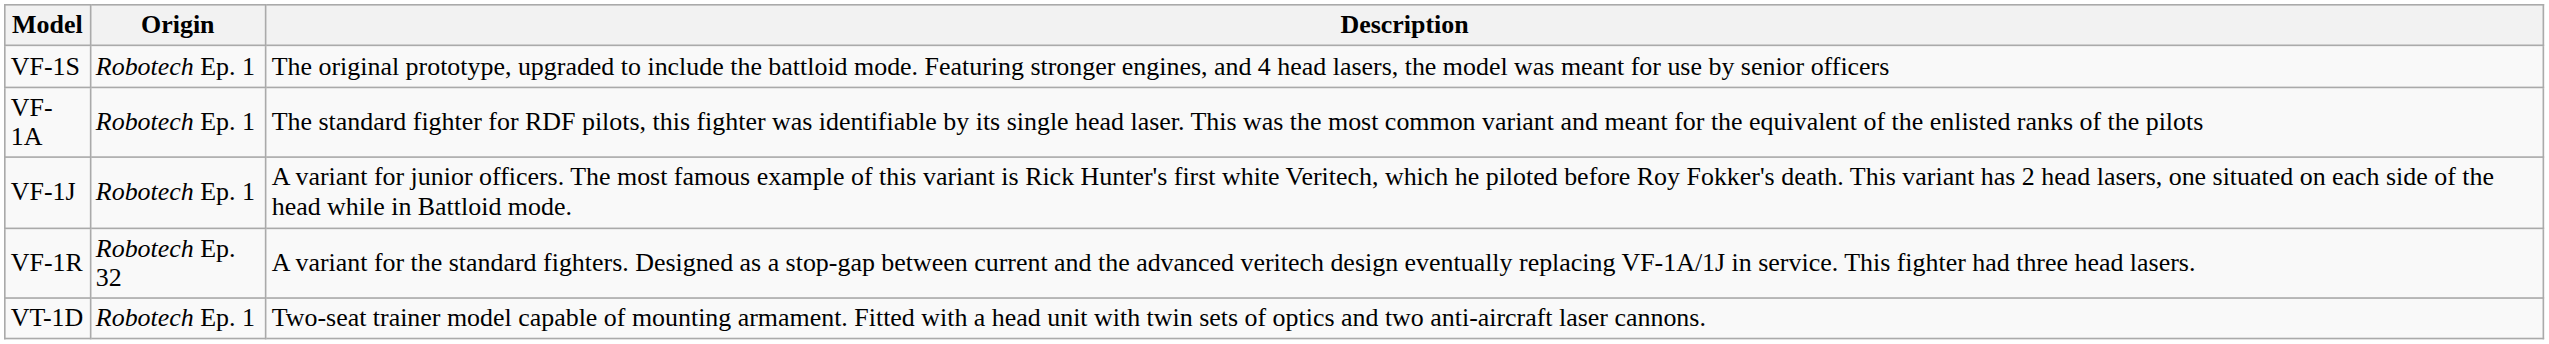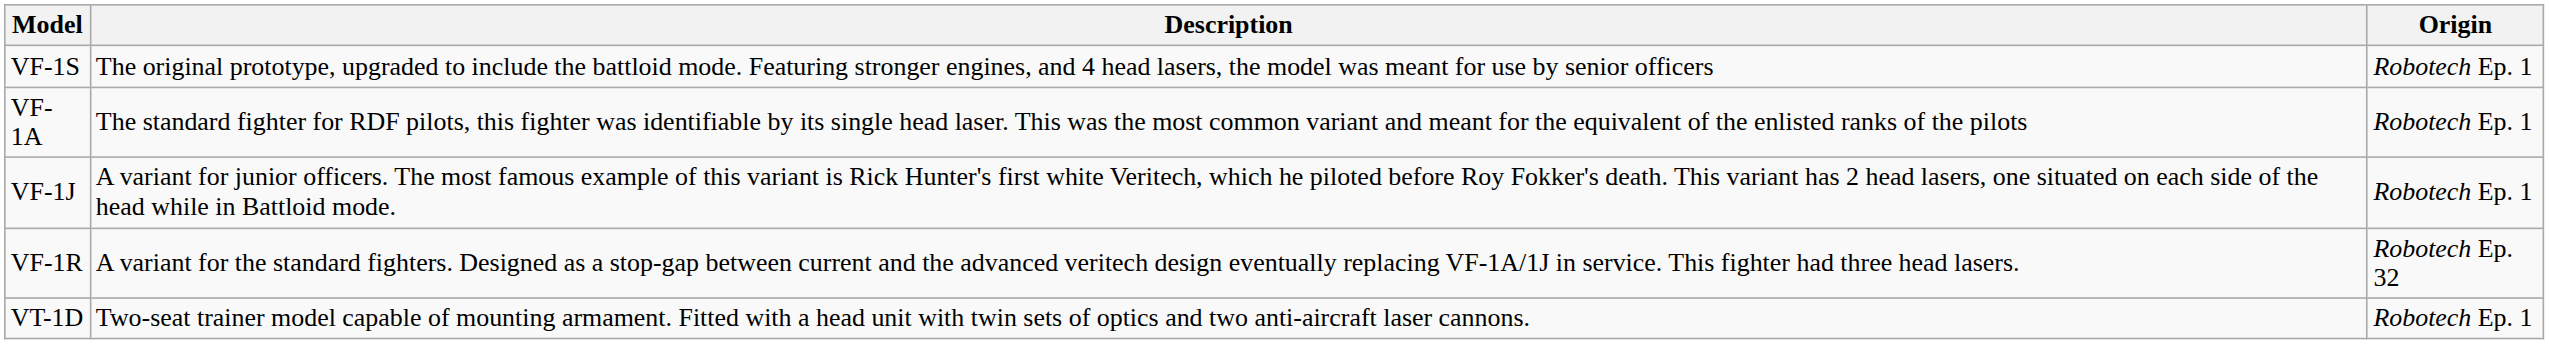columns swapped: (1405, 25) <-> (178, 25)
